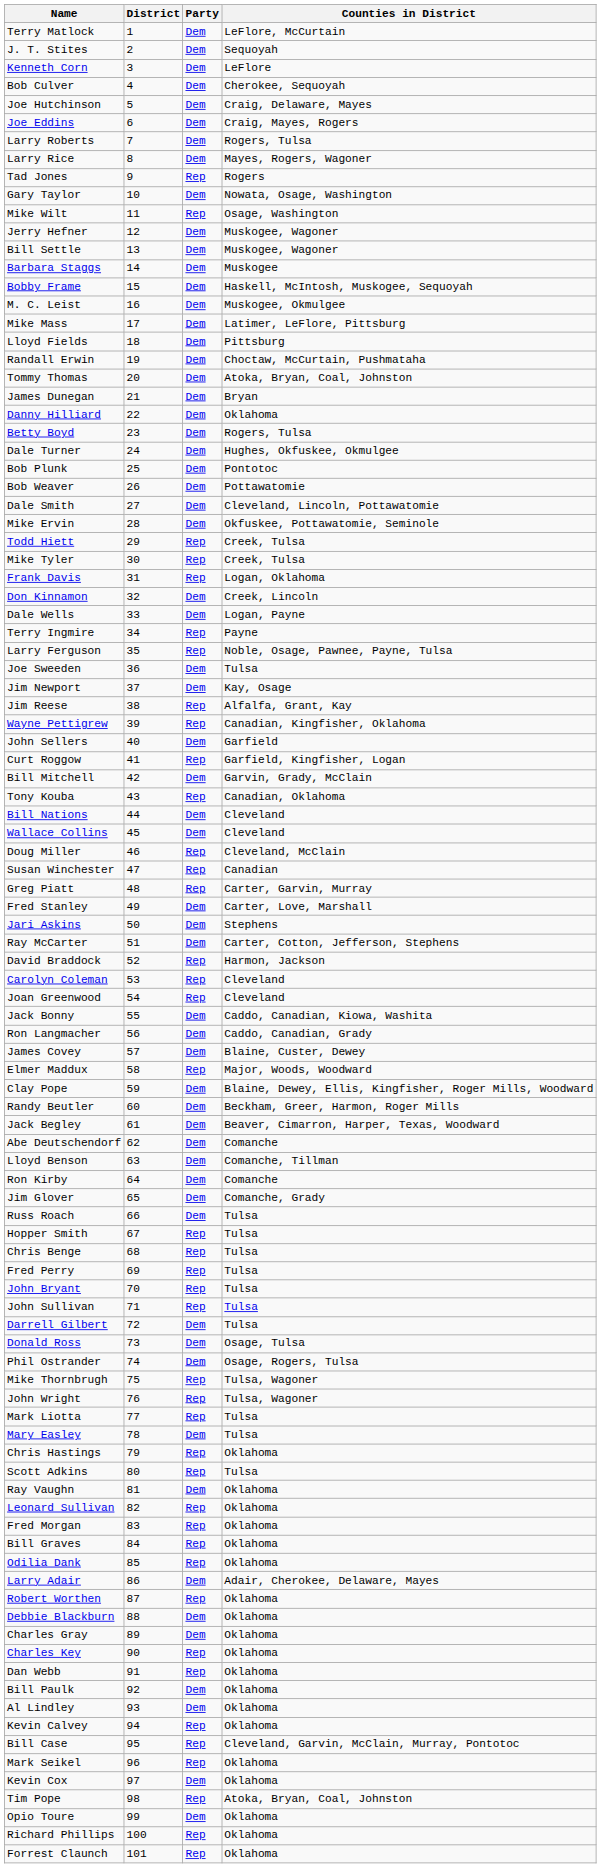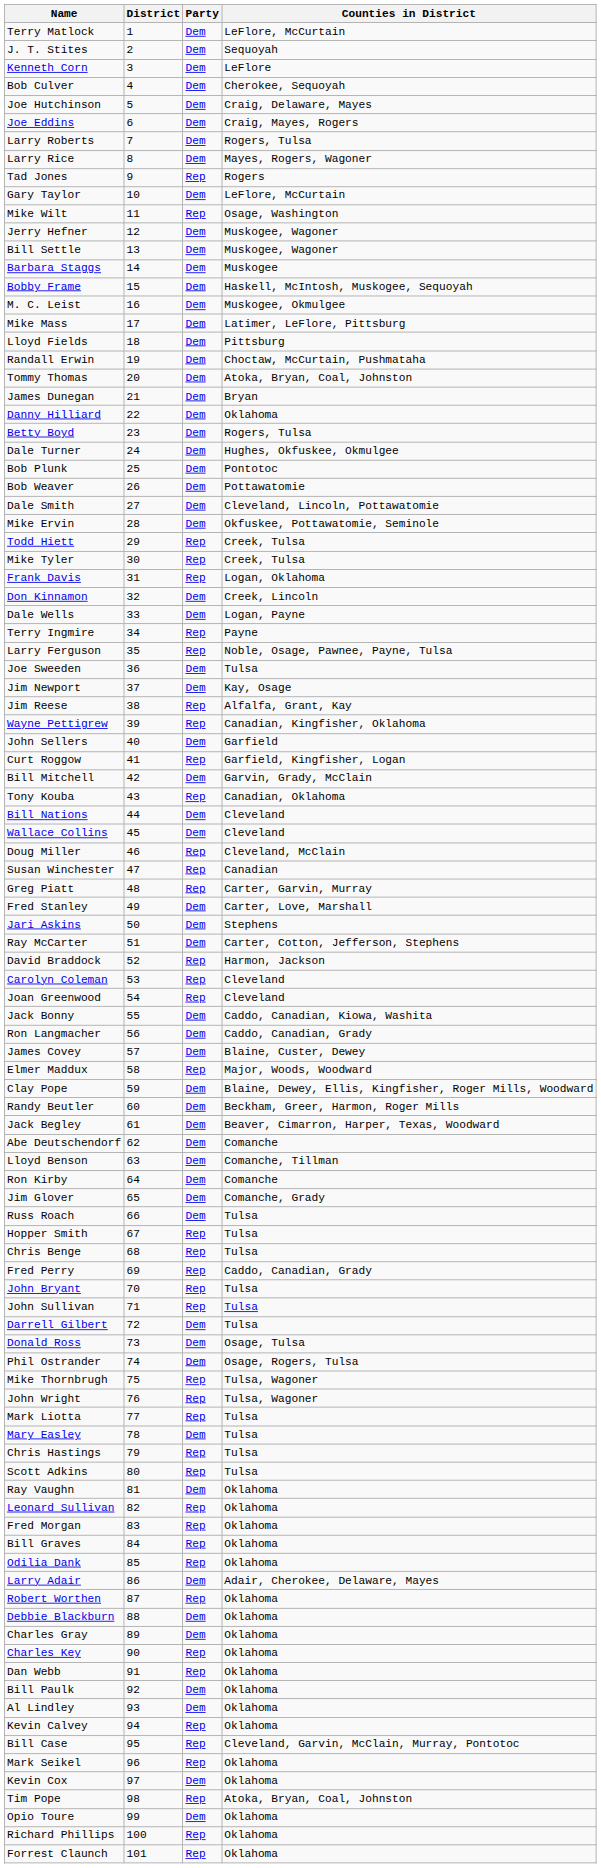(308, 196) Nowata, Osage, Washington -> (285, 196) LeFlore, McCurtain
(241, 1271) Tulsa -> (298, 1271) Caddo, Canadian, Grady
(251, 1453) Oklahoma -> (241, 1453) Tulsa
